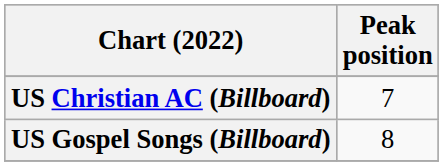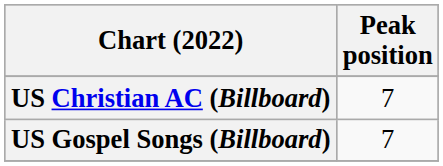(388, 139) 8 -> (388, 139) 7
